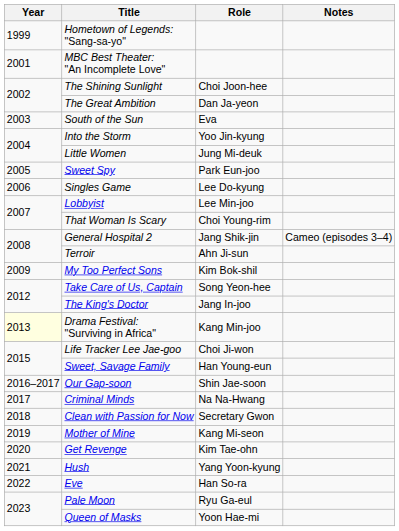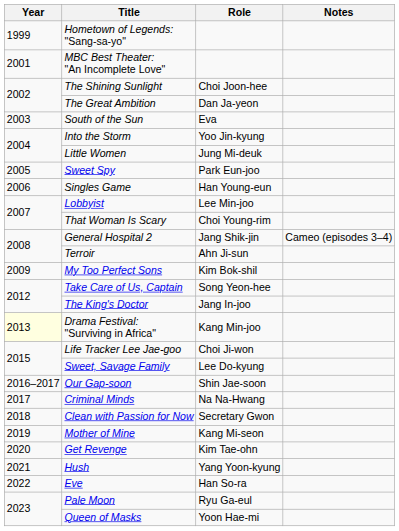(231, 187) Lee Do-kyung -> (235, 187) Han Young-eun
(235, 366) Han Young-eun -> (231, 366) Lee Do-kyung
